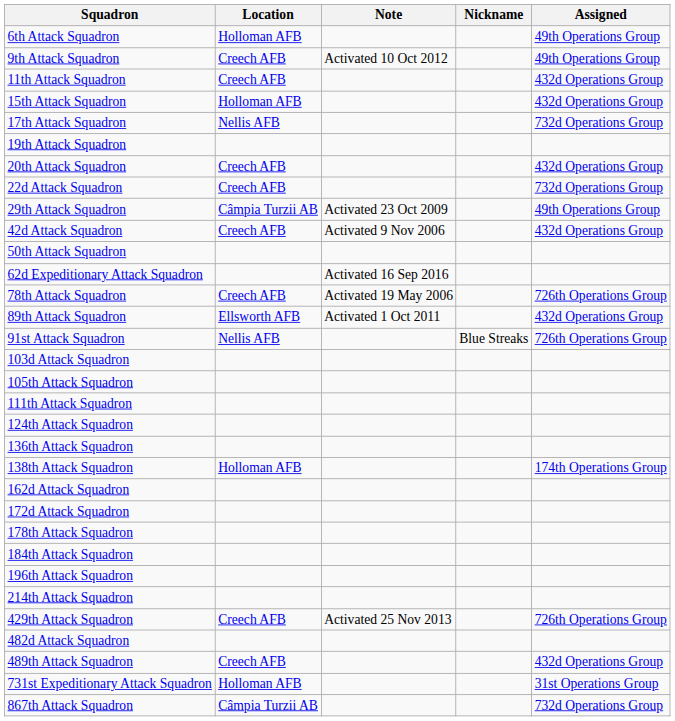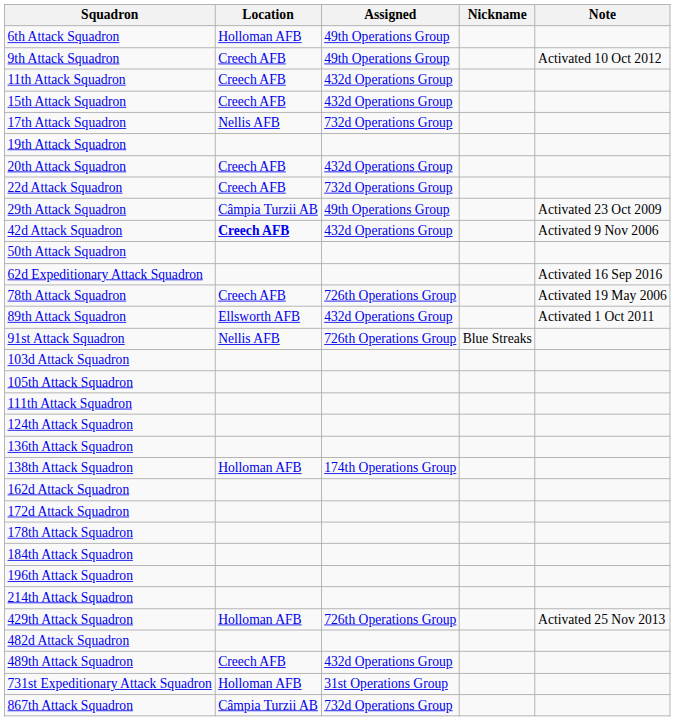columns swapped: (601, 15) <-> (389, 15)
(260, 101) Holloman AFB -> (252, 101) Creech AFB
(252, 230) normal -> (254, 230) bold
(252, 619) Creech AFB -> (260, 619) Holloman AFB
